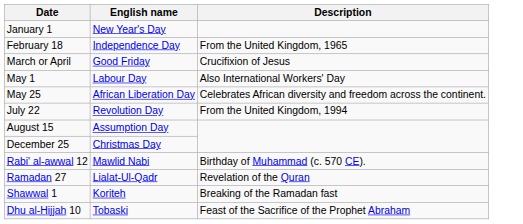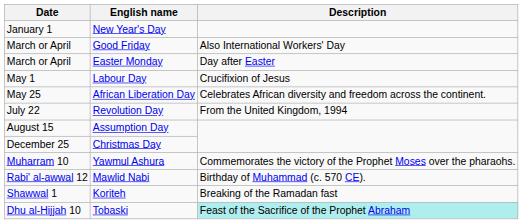- row: (136, 45)
(245, 62) Crucifixion of Jesus -> (272, 45) Also International Workers' Day
+ row: (128, 62)
(272, 78) Also International Workers' Day -> (245, 78) Crucifixion of Jesus
+ row: (128, 161)
- row: (125, 177)
(305, 210) no background -> (305, 210) paleturquoise background
